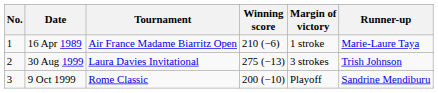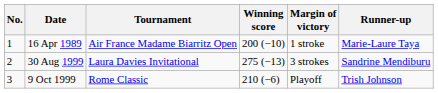(261, 44) 210 (−6) -> (263, 44) 200 (−10)
(372, 61) Trish Johnson -> (386, 61) Sandrine Mendiburu
(263, 79) 200 (−10) -> (261, 79) 210 (−6)
(386, 79) Sandrine Mendiburu -> (372, 79) Trish Johnson
